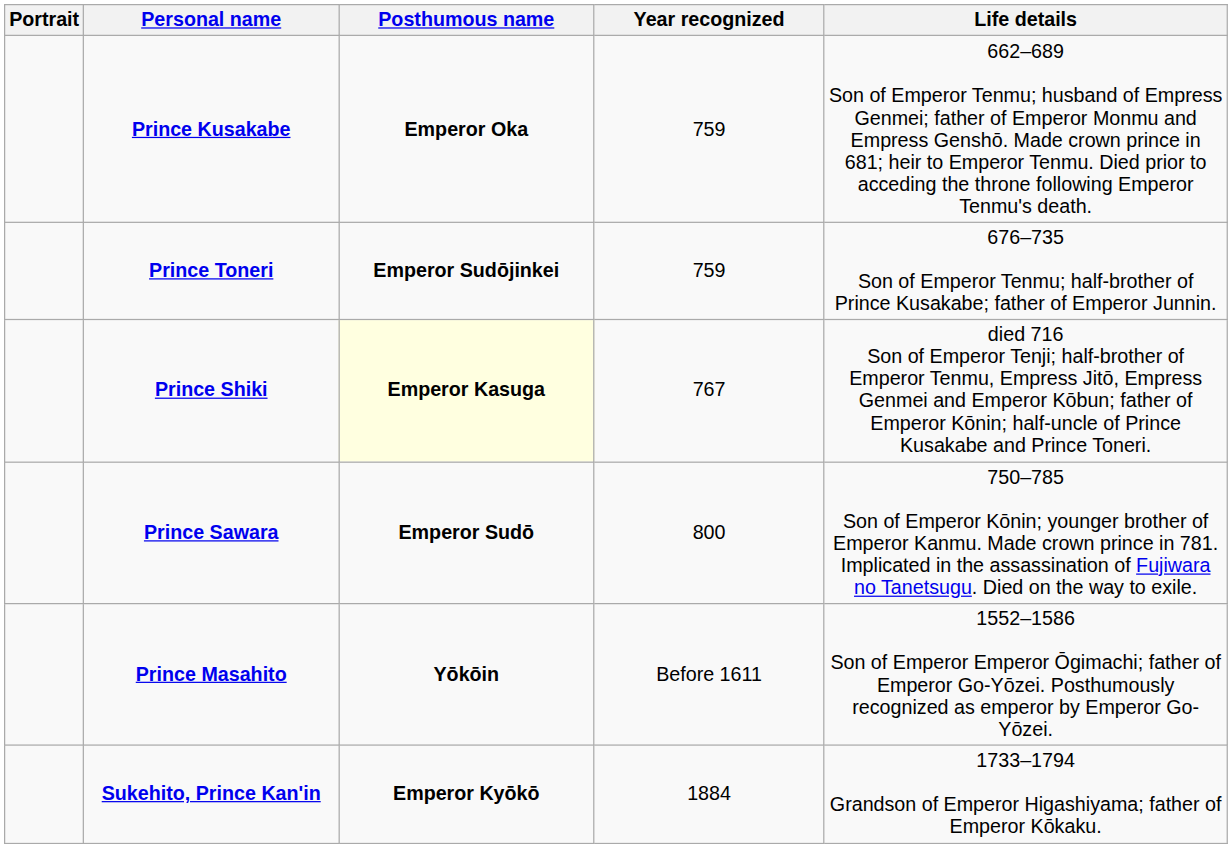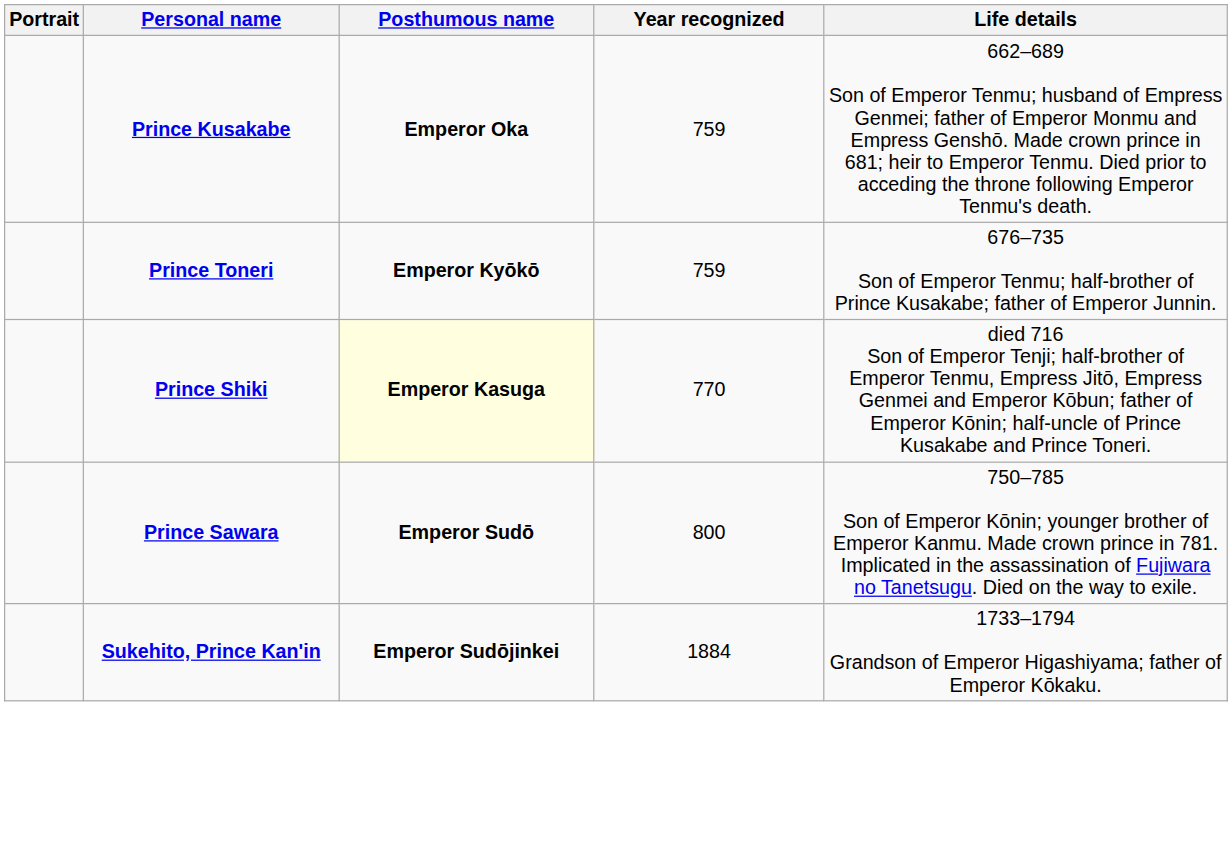(466, 270) Emperor Sudōjinkei -> (466, 270) Emperor Kyōkō
(709, 390) 767 -> (709, 390) 770
- row: (211, 674)
(466, 794) Emperor Kyōkō -> (466, 652) Emperor Sudōjinkei
